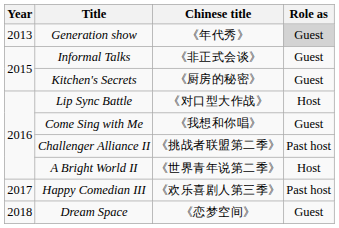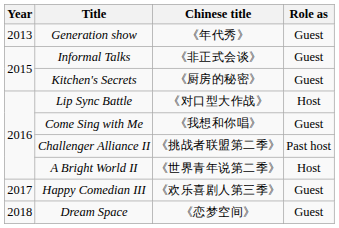(309, 35) lightgrey background -> (309, 35) no background
(309, 190) Past host -> (309, 190) Guest
